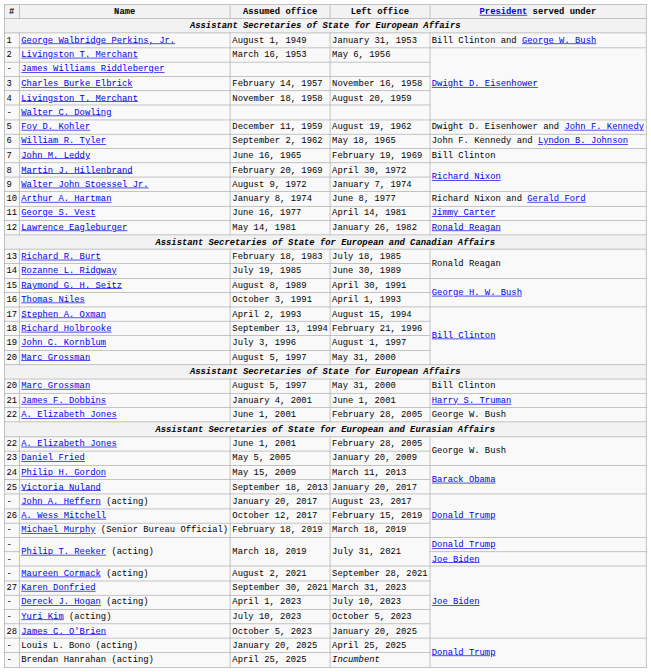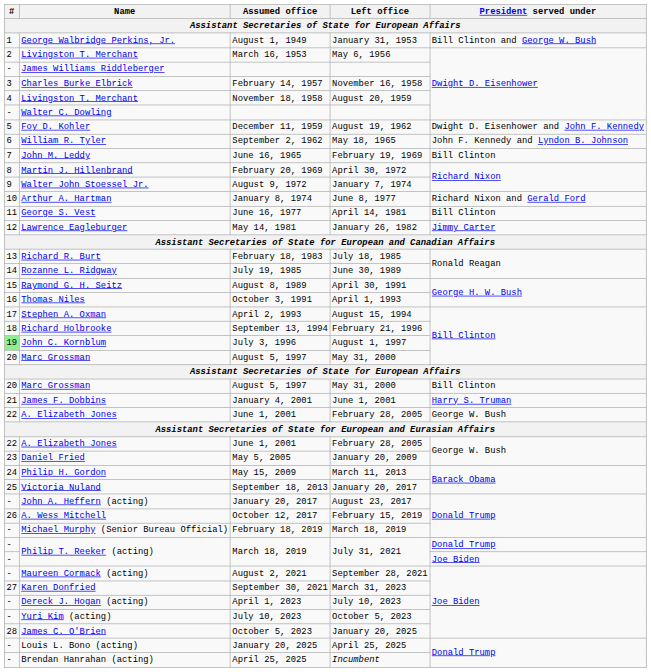(464, 213) Jimmy Carter -> (464, 213) Bill Clinton
(466, 228) Ronald Reagan -> (464, 228) Jimmy Carter
(12, 343) no background -> (12, 343) lightgreen background
